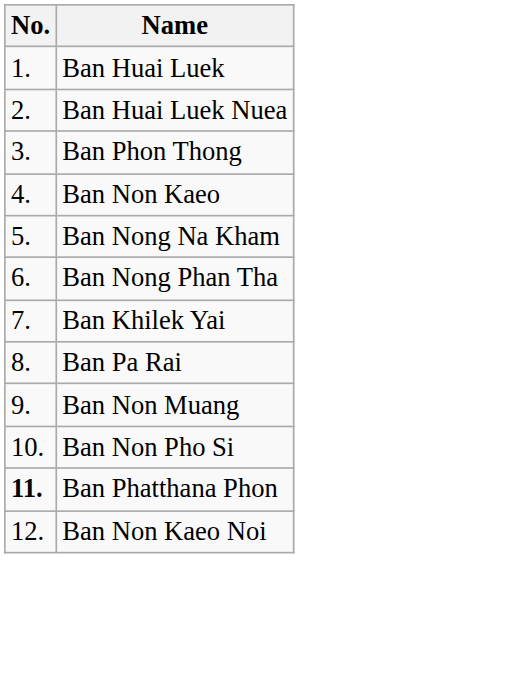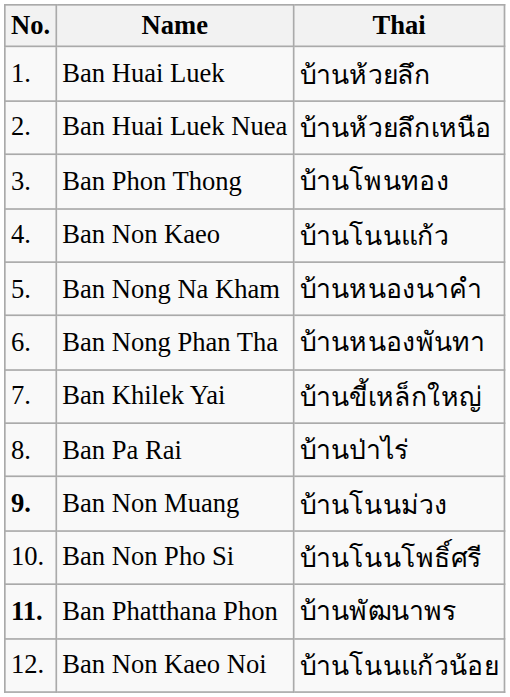+ column: (399, 25)
(21, 404) normal -> (21, 503) bold
